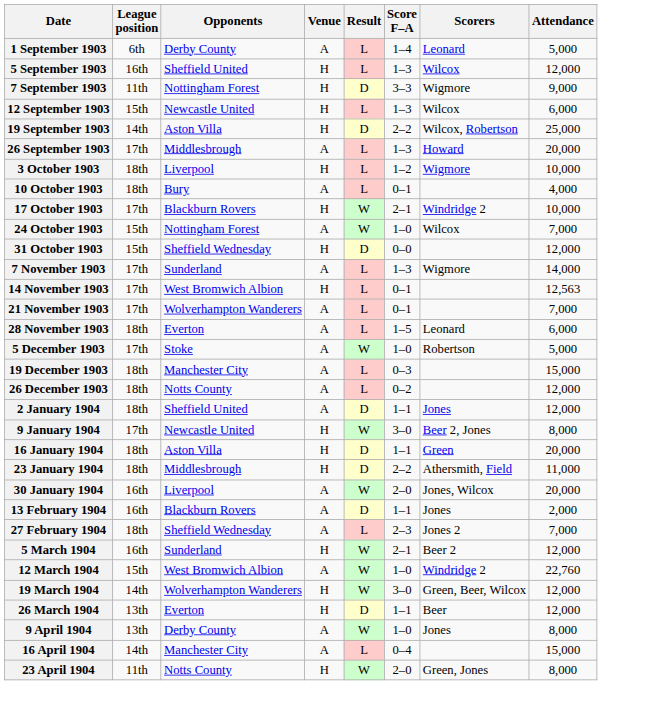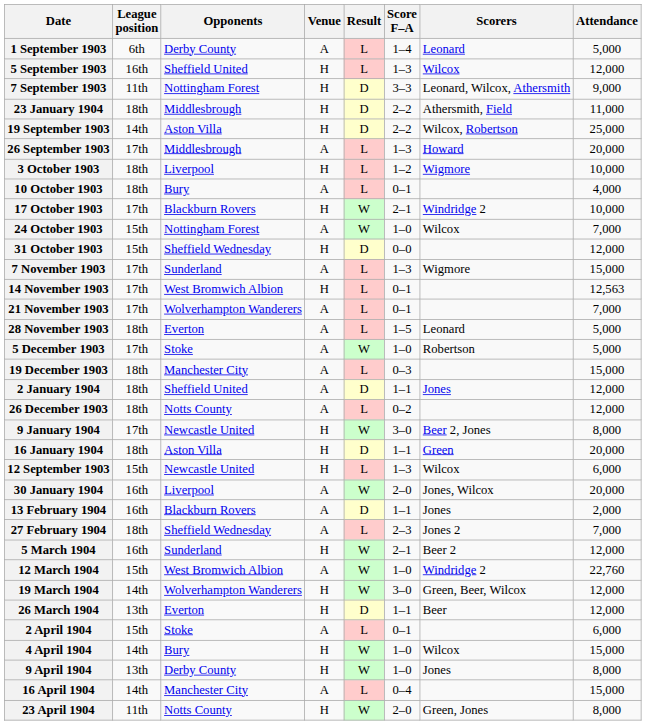(446, 88) Wigmore -> (497, 88) Leonard, Wilcox, Athersmith
rows swapped: (58, 108) <-> (58, 469)
(563, 269) 14,000 -> (607, 269) 15,000
(563, 329) 6,000 -> (607, 329) 5,000
rows swapped: (58, 389) <-> (58, 409)
+ row: (58, 630)
+ row: (58, 650)
(324, 630) A -> (324, 670) H
